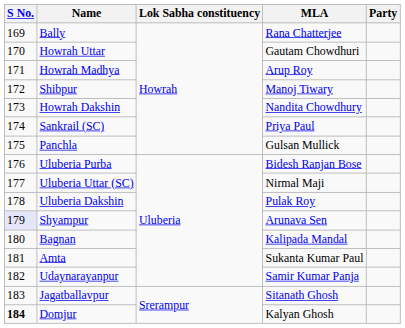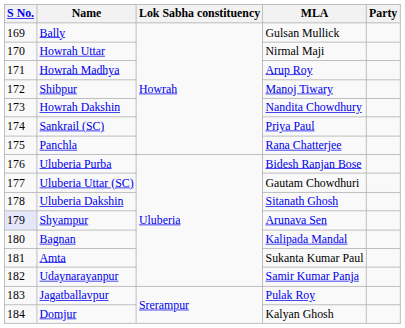(304, 32) Rana Chatterjee -> (303, 32) Gulsan Mullick
(312, 51) Gautam Chowdhuri -> (295, 51) Nirmal Maji
(303, 145) Gulsan Mullick -> (304, 145) Rana Chatterjee
(295, 182) Nirmal Maji -> (312, 182) Gautam Chowdhuri
(290, 201) Pulak Roy -> (302, 201) Sitanath Ghosh
(302, 295) Sitanath Ghosh -> (290, 295) Pulak Roy
(16, 314) bold -> (16, 314) normal
